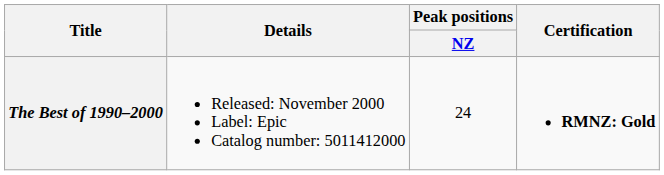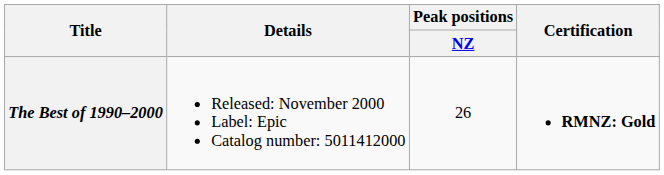(463, 113) 24 -> (463, 113) 26
